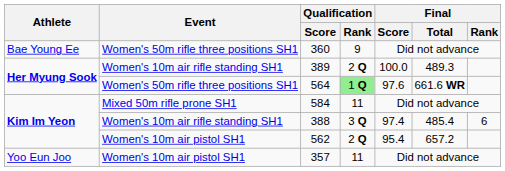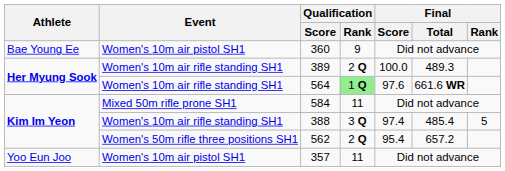(200, 50) Women's 50m rifle three positions SH1 -> (174, 50) Women's 10m air pistol SH1
(200, 86) Women's 50m rifle three positions SH1 -> (192, 86) Women's 10m air rifle standing SH1
(484, 122) 6 -> (484, 122) 5
(174, 140) Women's 10m air pistol SH1 -> (200, 140) Women's 50m rifle three positions SH1
